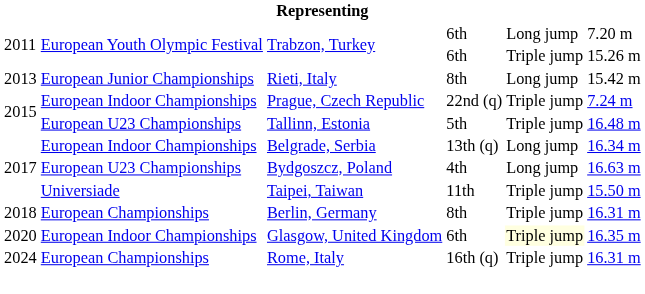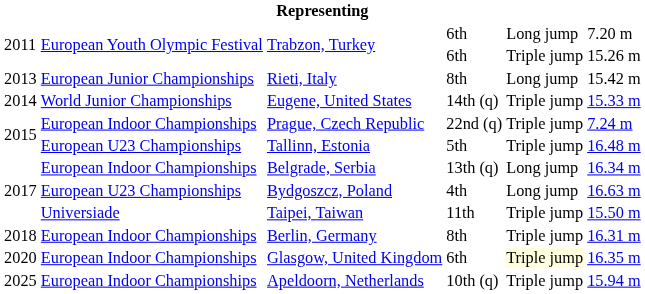+ row: (339, 100)
(125, 213) European Championships -> (149, 235) European Indoor Championships
- row: (306, 258)
+ row: (345, 280)
